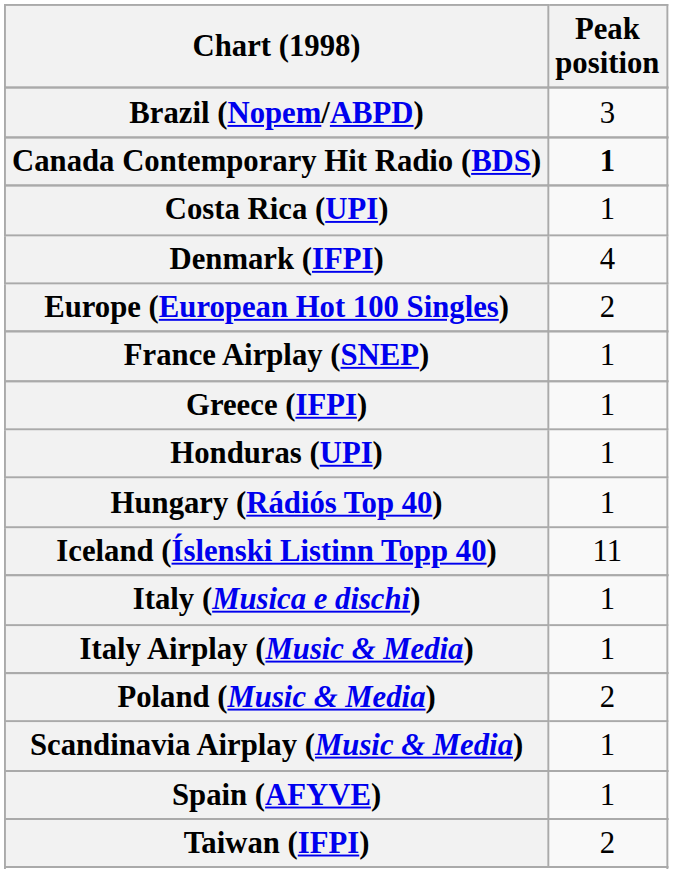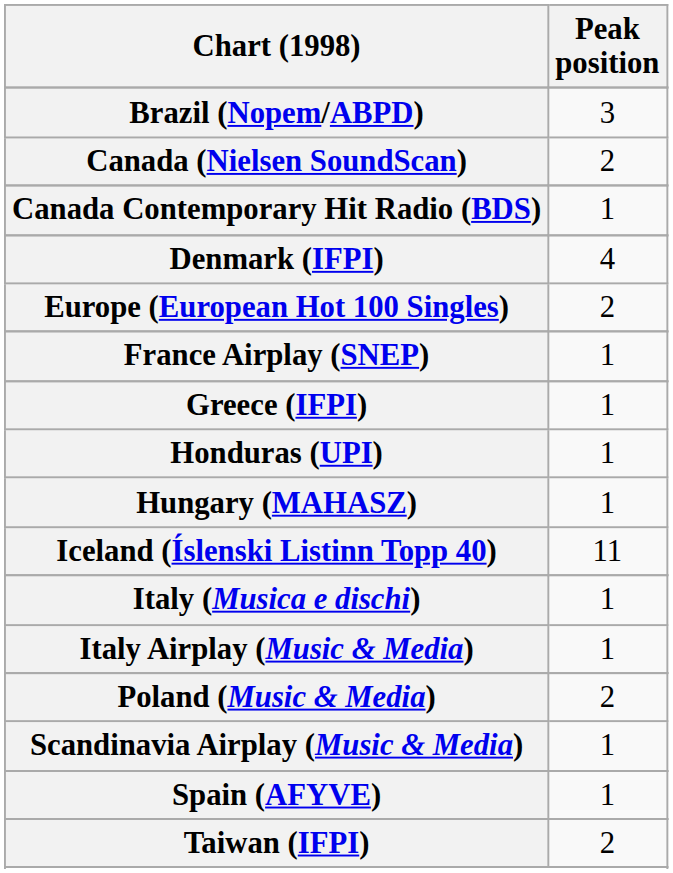+ row: (277, 160)
(607, 160) bold -> (607, 209) normal
- row: (277, 209)
+ row: (277, 501)
- row: (277, 501)
